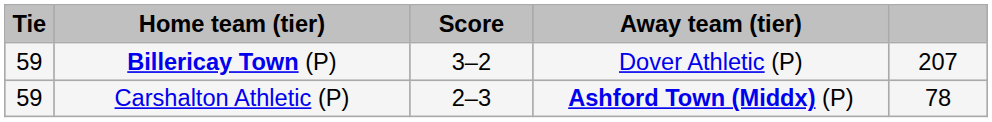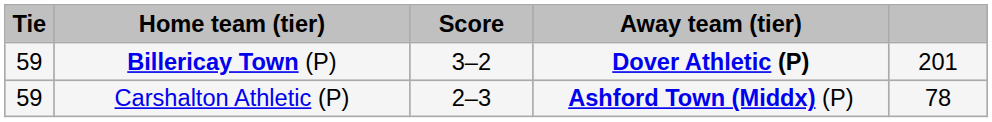(711, 61) normal -> (711, 61) bold
(938, 61) 207 -> (938, 61) 201
